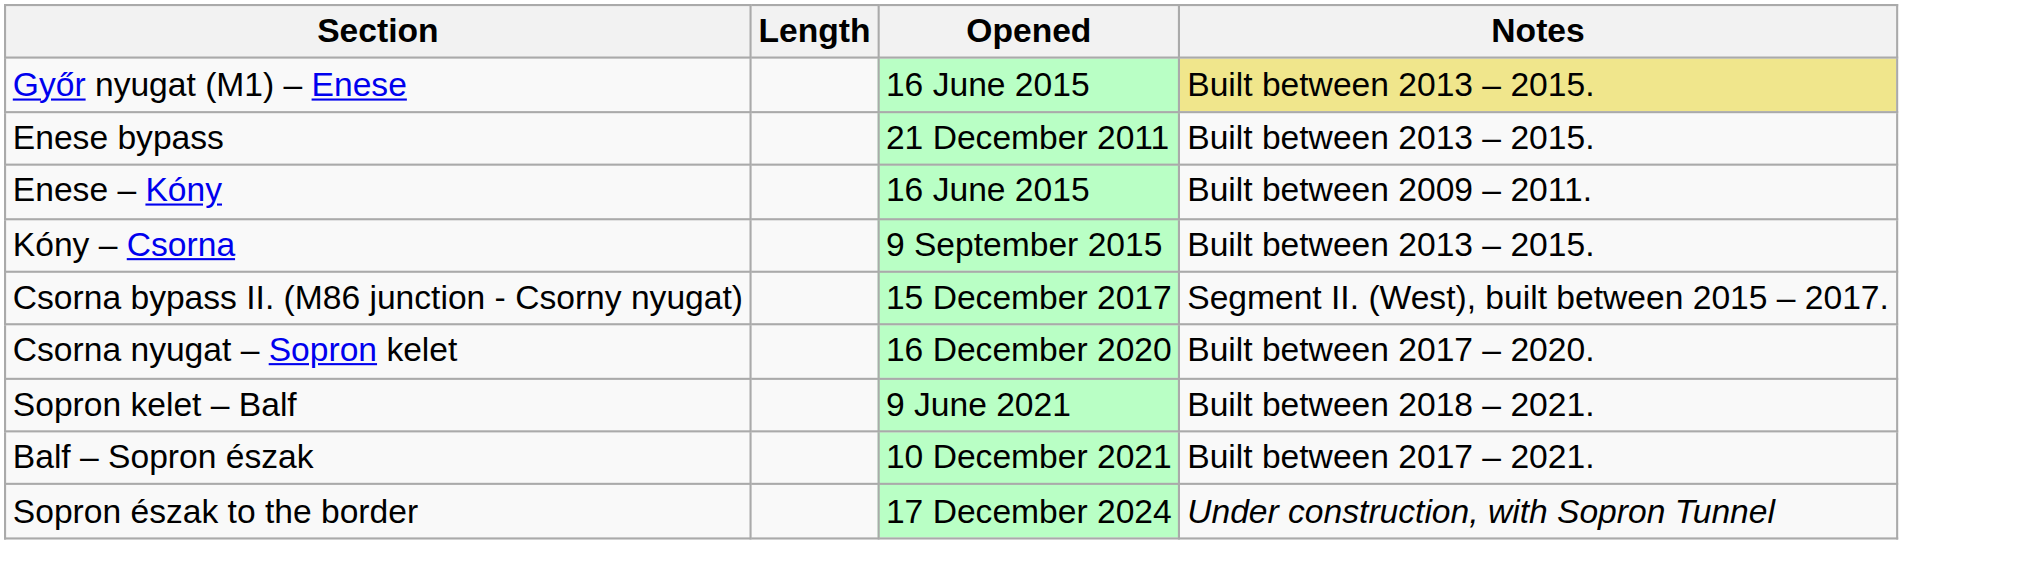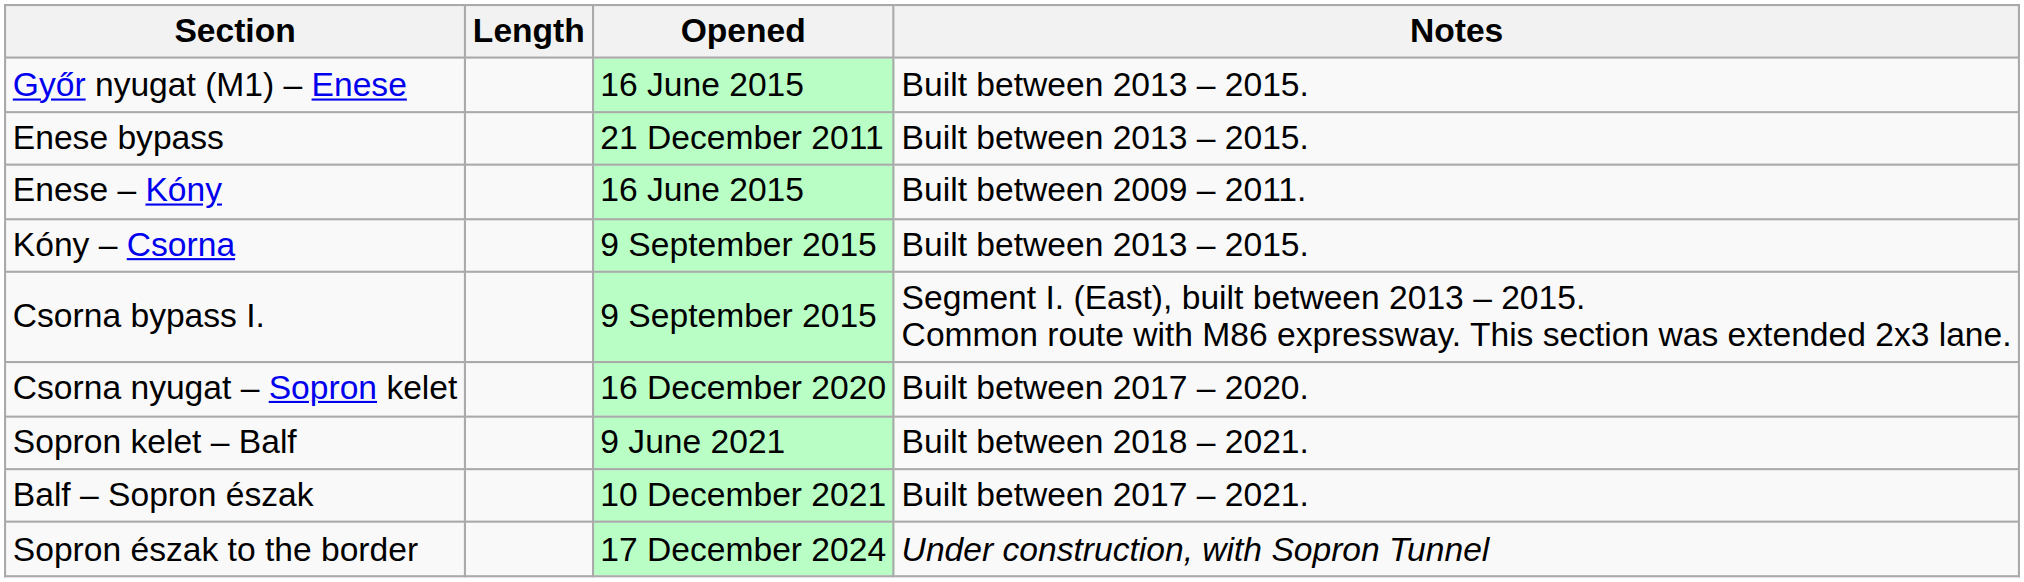(1391, 84) khaki background -> (1105, 84) no background
+ row: (139, 316)
- row: (378, 297)
